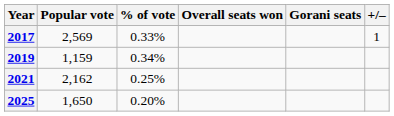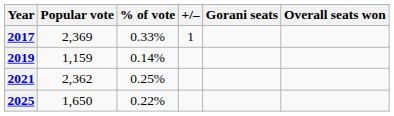columns swapped: (232, 15) <-> (377, 15)
(77, 36) 2,569 -> (77, 36) 2,369
(148, 57) 0.34% -> (148, 57) 0.14%
(77, 79) 2,162 -> (77, 79) 2,362
(148, 100) 0.20% -> (148, 100) 0.22%
